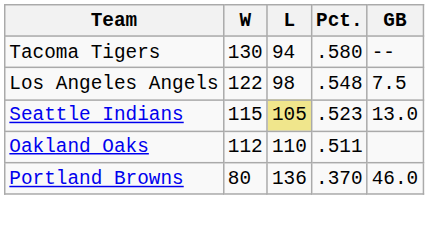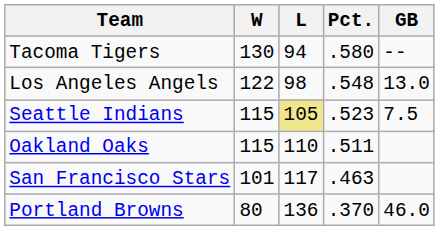(389, 84) 7.5 -> (407, 84) 13.0
(395, 115) 13.0 -> (401, 115) 7.5
(245, 147) 112 -> (257, 147) 115
+ row: (120, 178)
